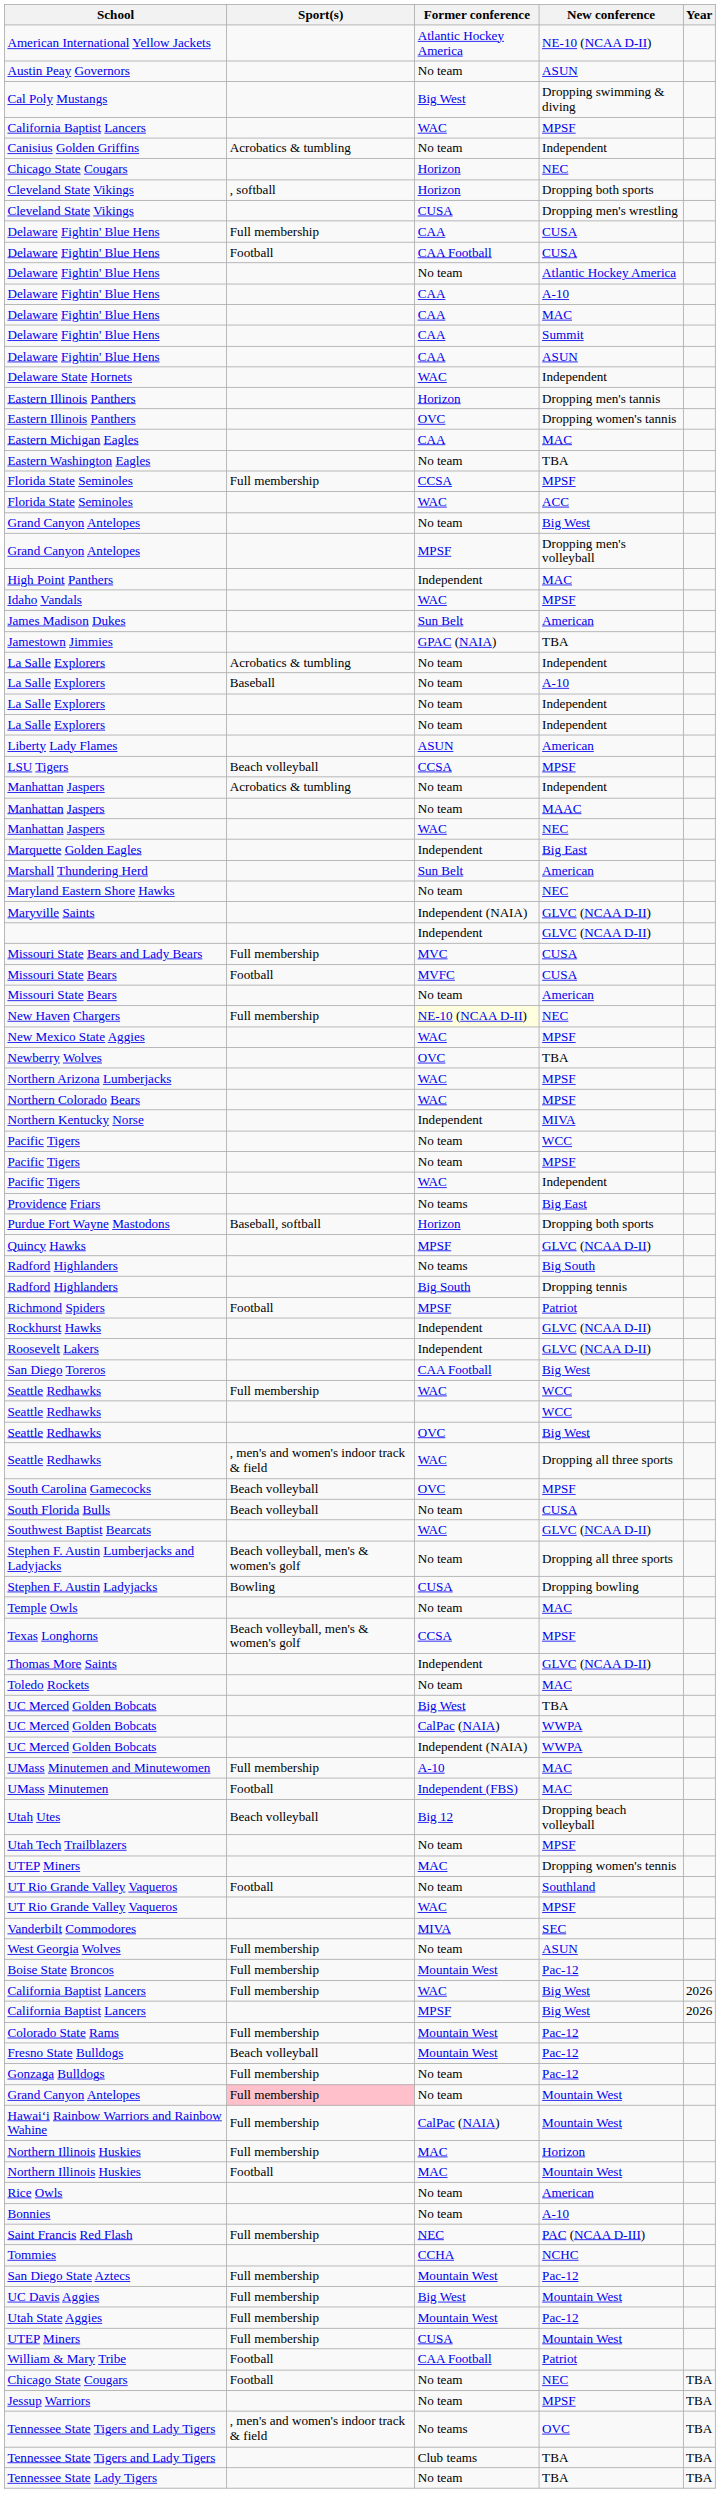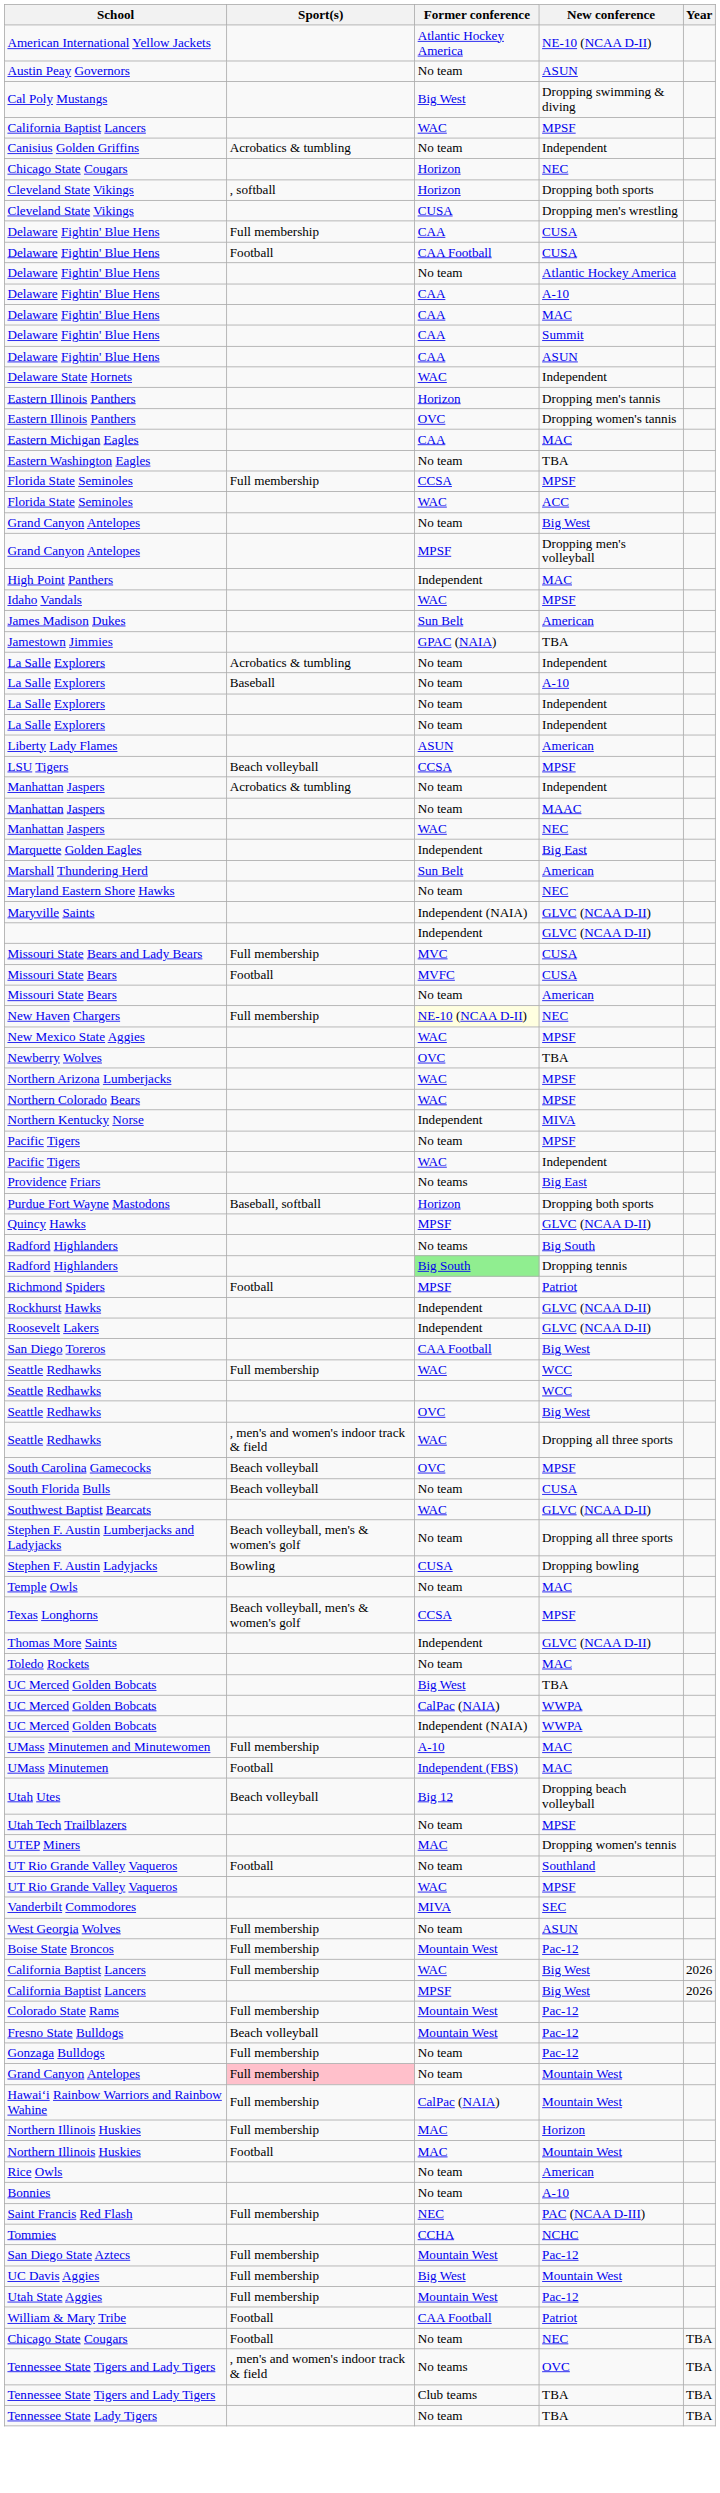- row: (44, 1141)
(444, 1286) no background -> (444, 1266) lightgreen background
- row: (44, 2338)
- row: (49, 2401)
